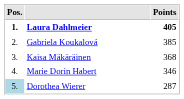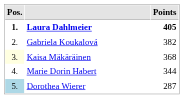(170, 42) 385 -> (170, 42) 382
(15, 56) no background -> (15, 56) lightyellow background
(170, 71) 346 -> (170, 71) 344
